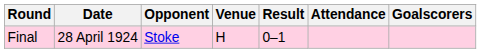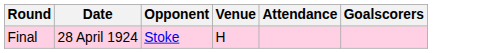- column: (283, 15)
